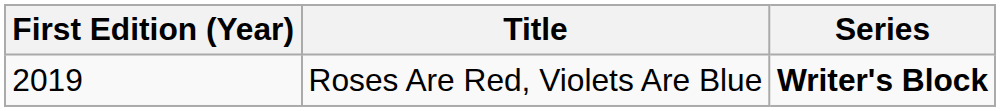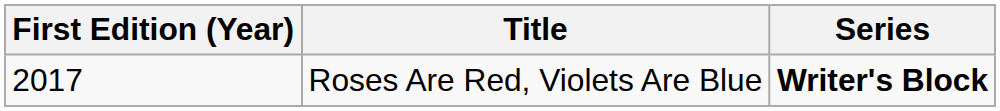(48, 79) 2019 -> (48, 79) 2017
